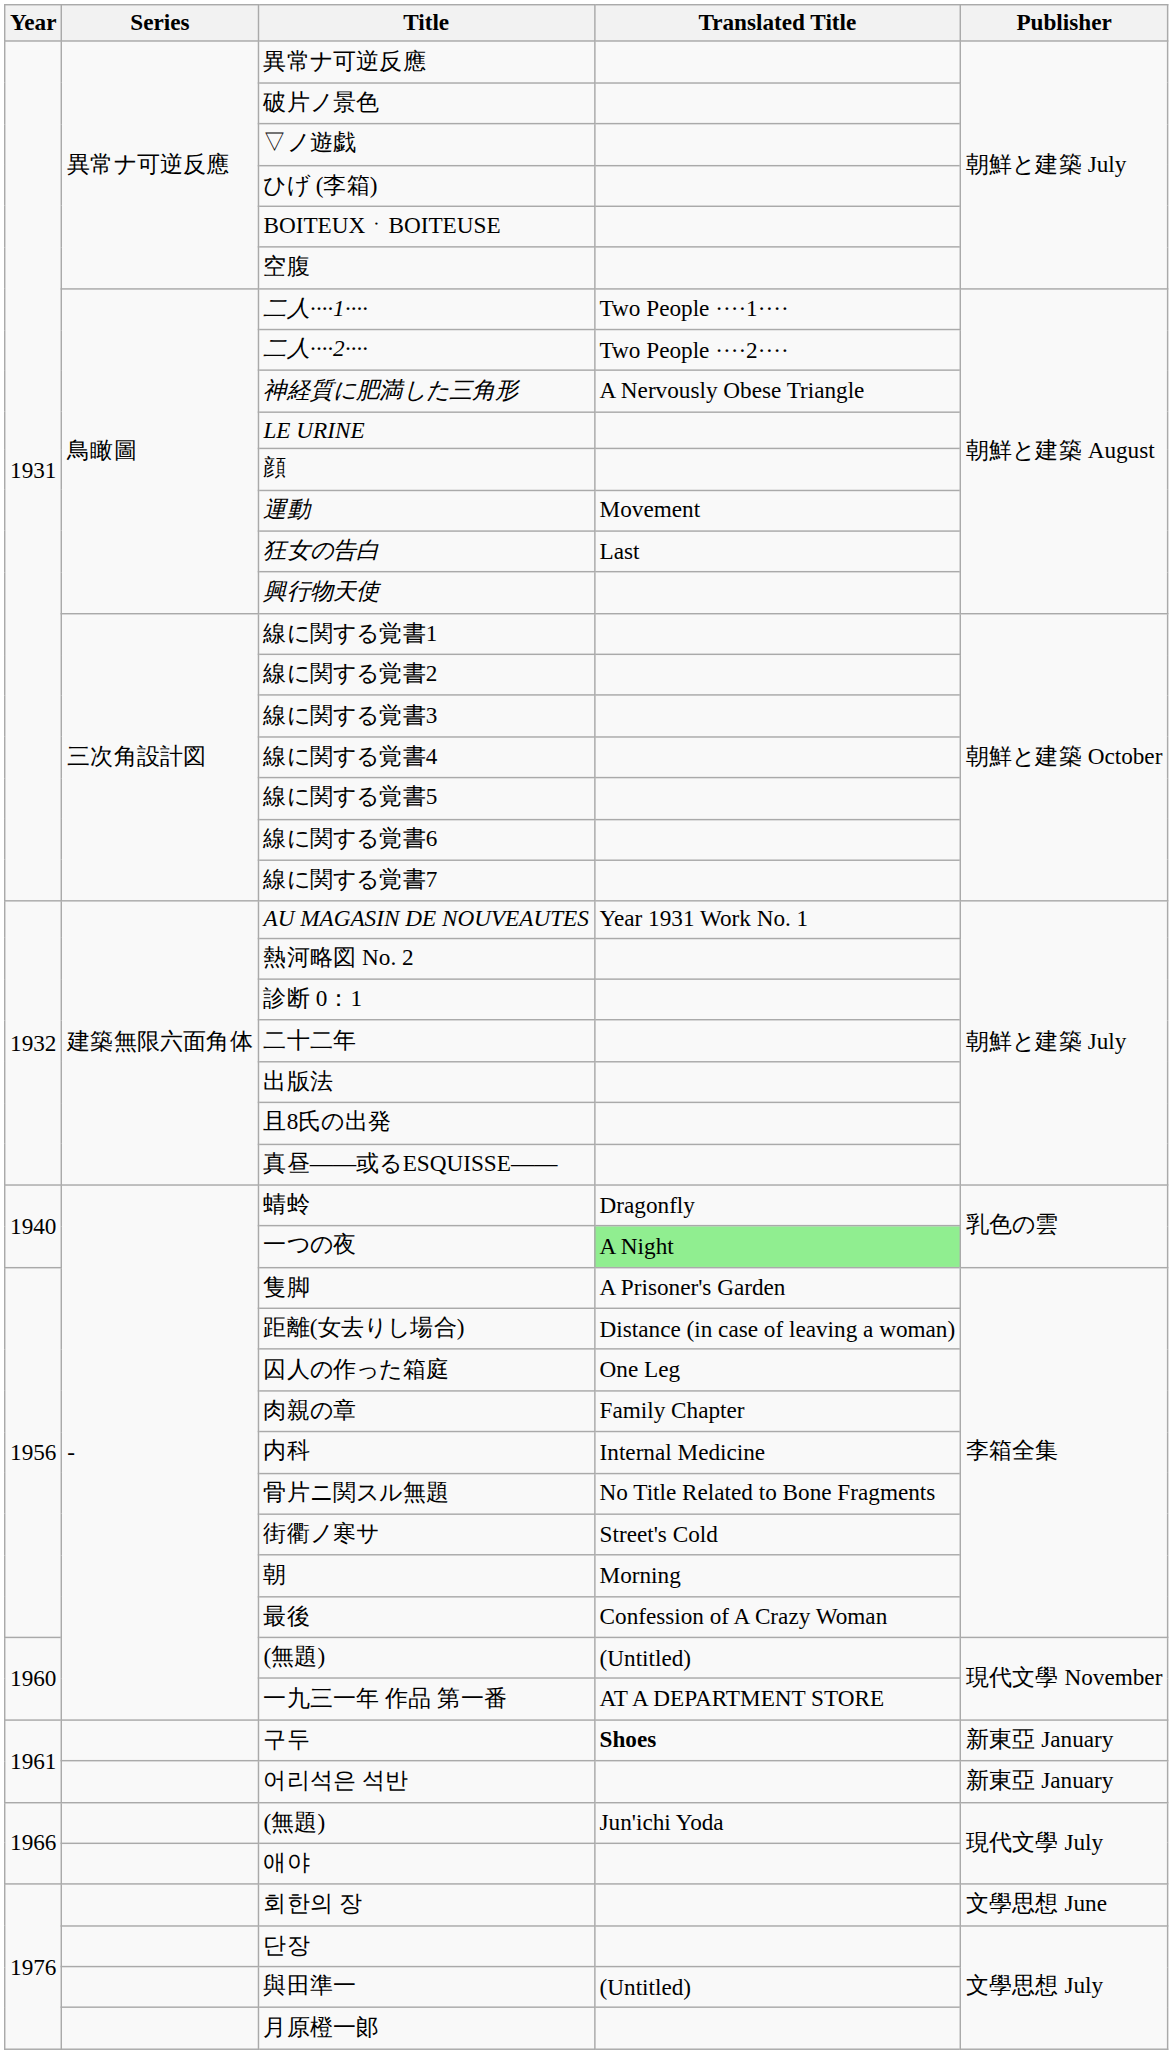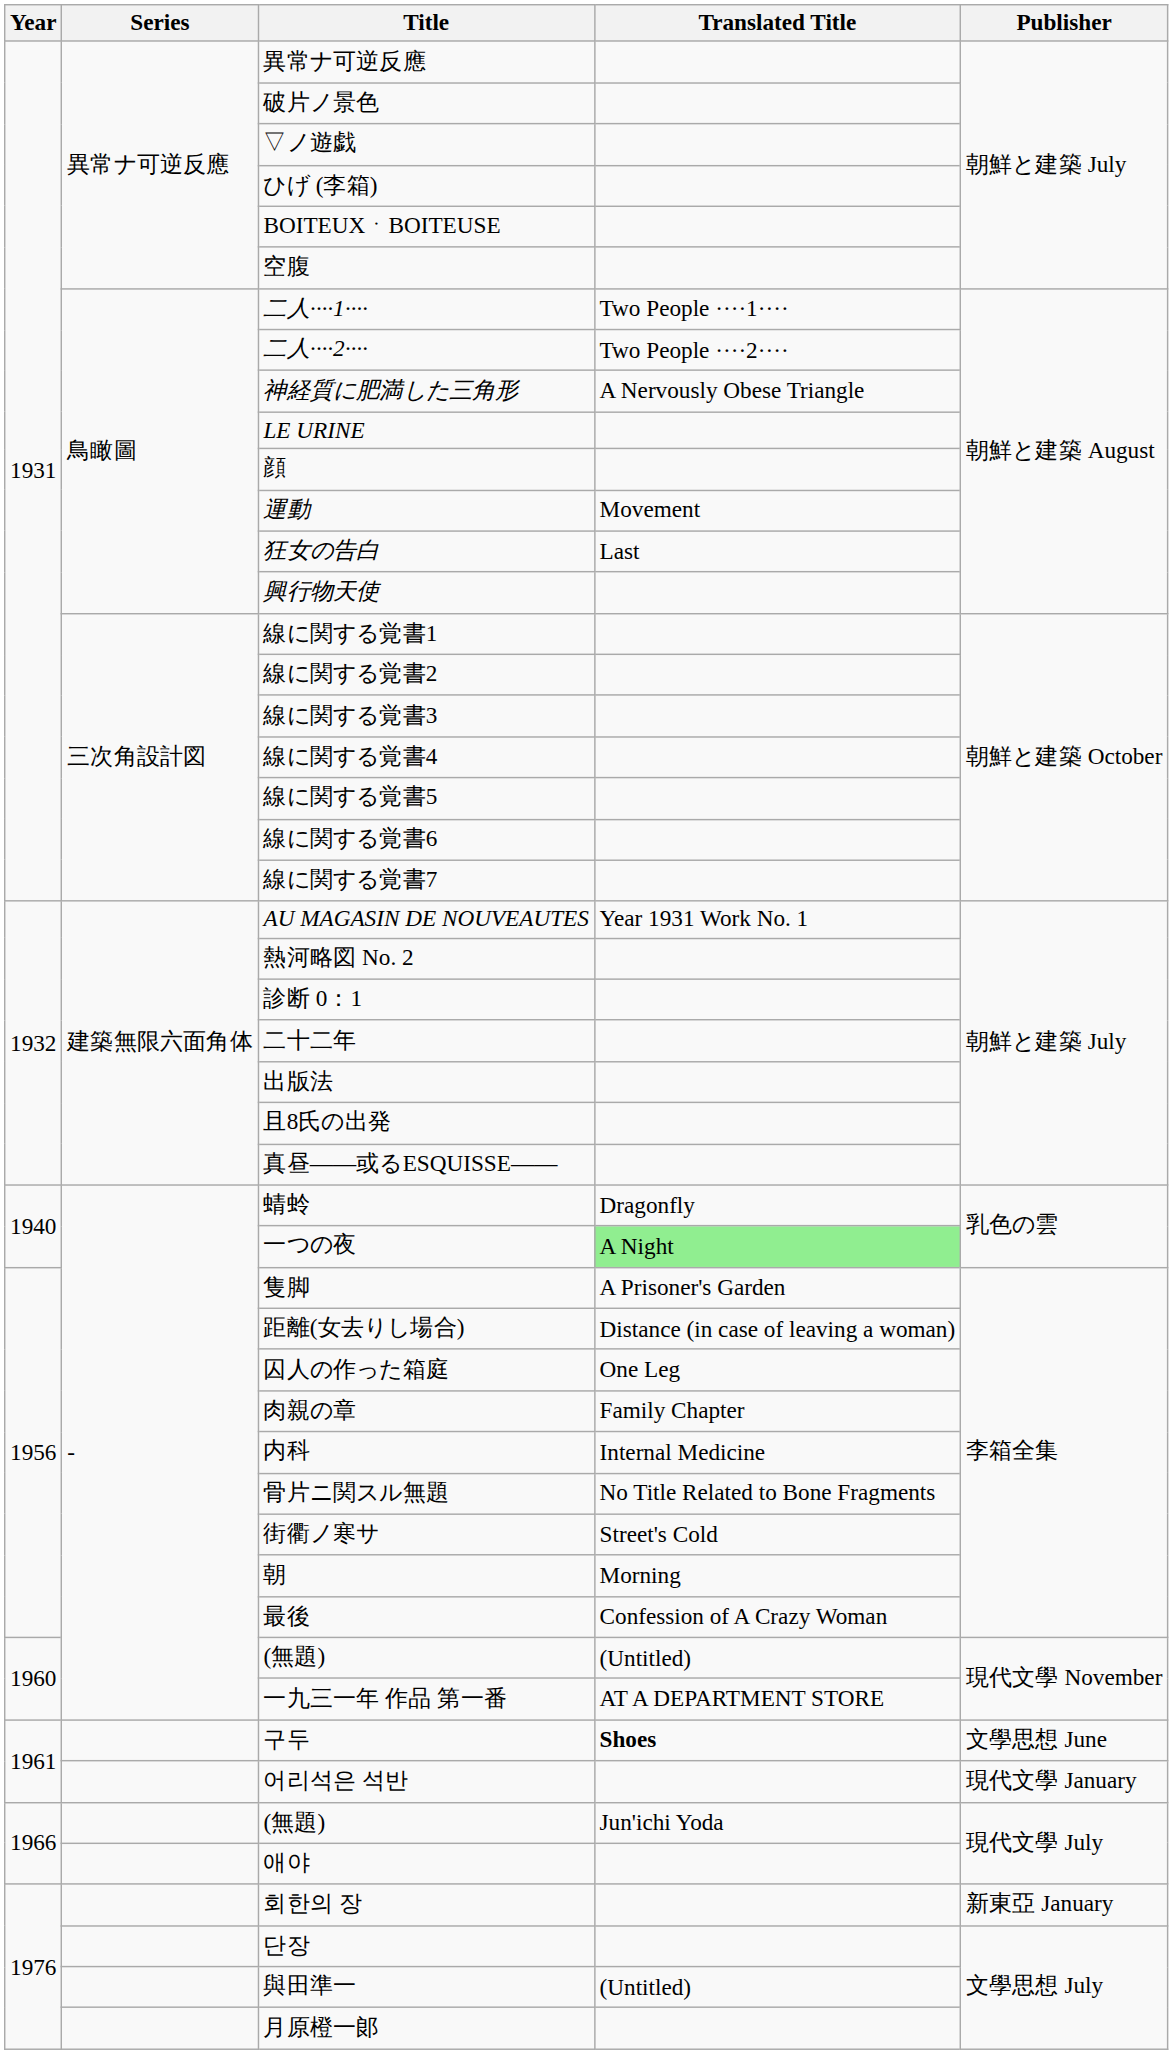(1040, 1739) 新東亞 January -> (1036, 1739) 文學思想 June
(1040, 1780) 新東亞 January -> (1051, 1780) 現代文學 January
(1036, 1903) 文學思想 June -> (1040, 1903) 新東亞 January
